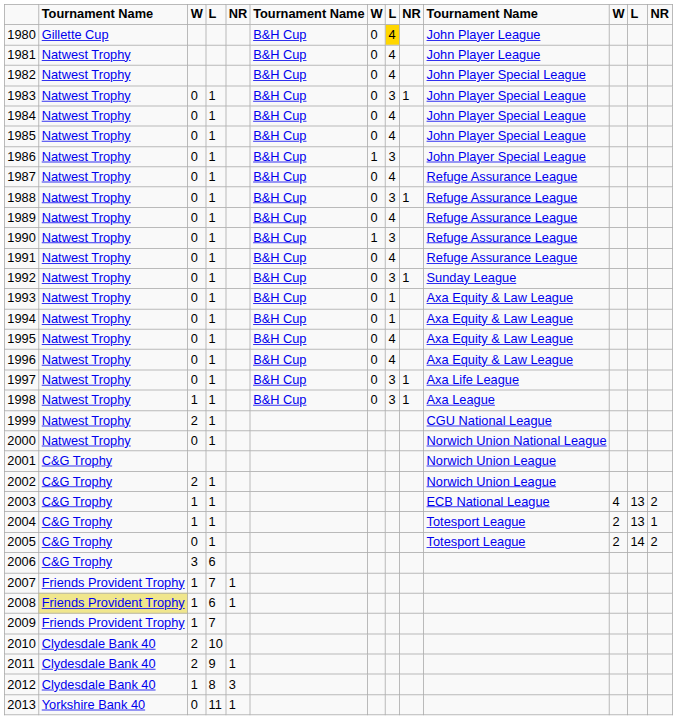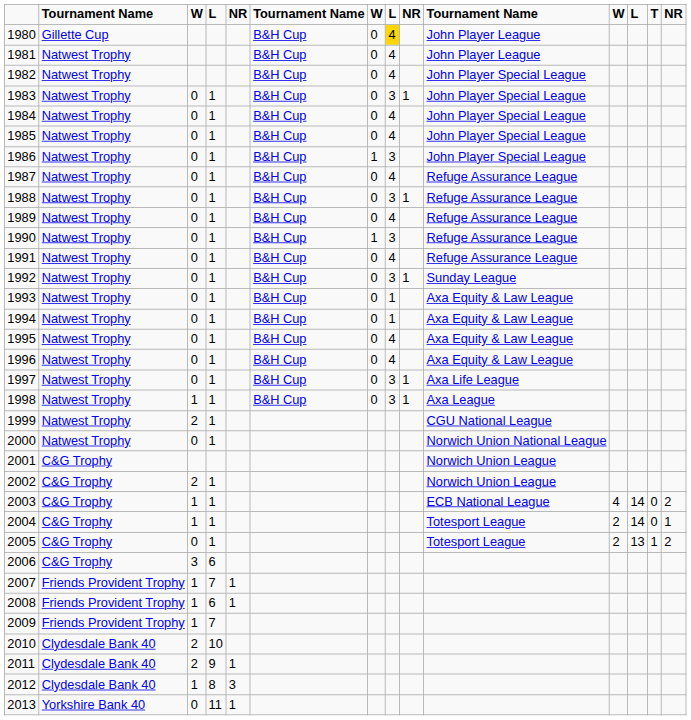+ column: (655, 14)
(638, 501) 13 -> (638, 501) 14
(638, 522) 13 -> (638, 522) 14
(638, 542) 14 -> (638, 542) 13
(113, 603) khaki background -> (113, 603) no background
